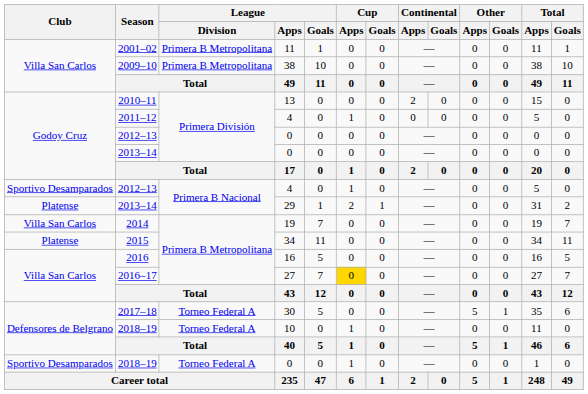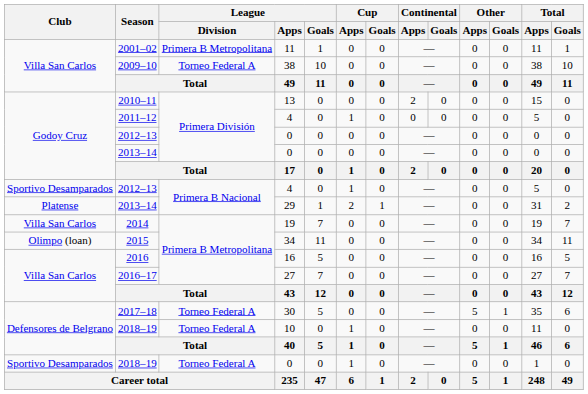(217, 65) Primera B Metropolitana -> (217, 65) Torneo Federal A
(60, 240) Platense -> (60, 240) Olimpo (loan)
(351, 275) gold background -> (351, 275) no background
